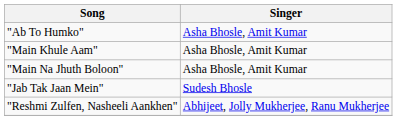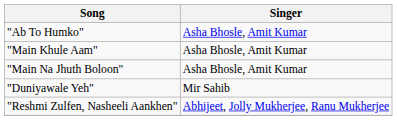+ row: (50, 87)
- row: (55, 87)
